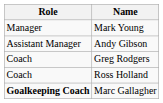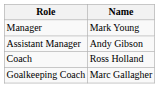- row: (122, 59)
(48, 91) bold -> (46, 75) normal
